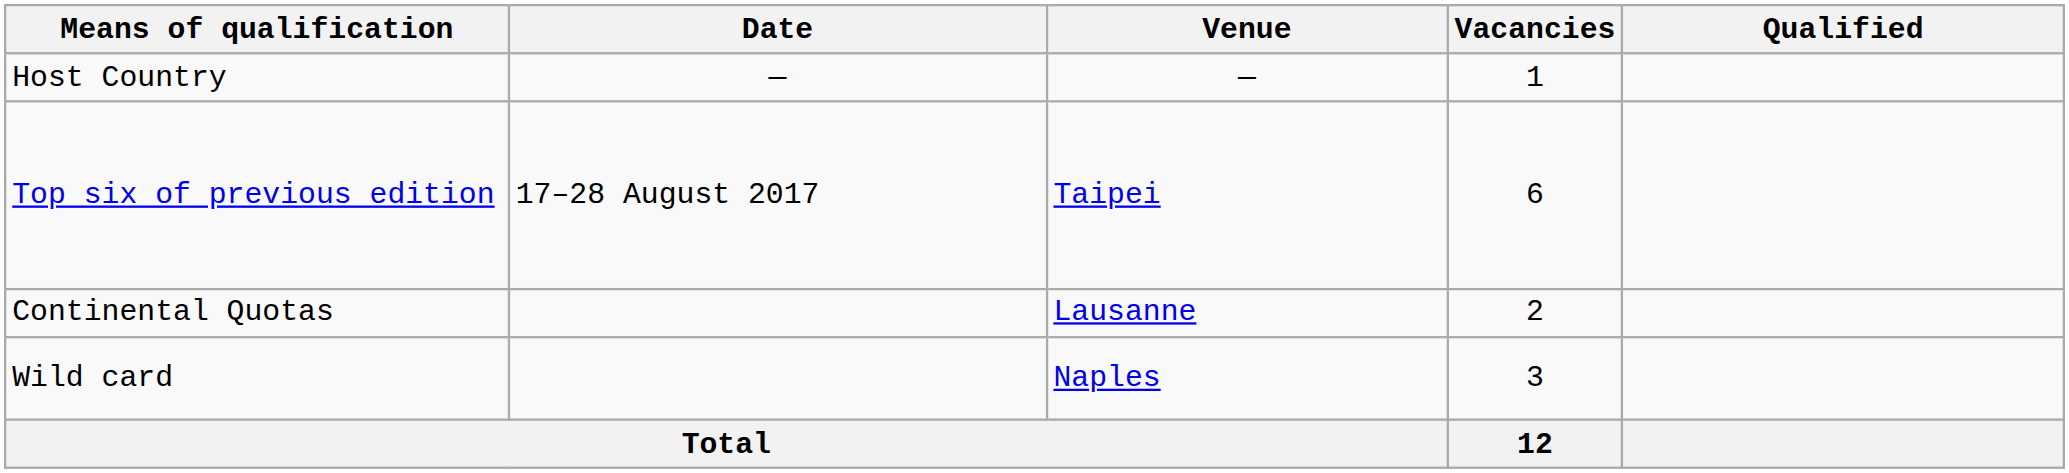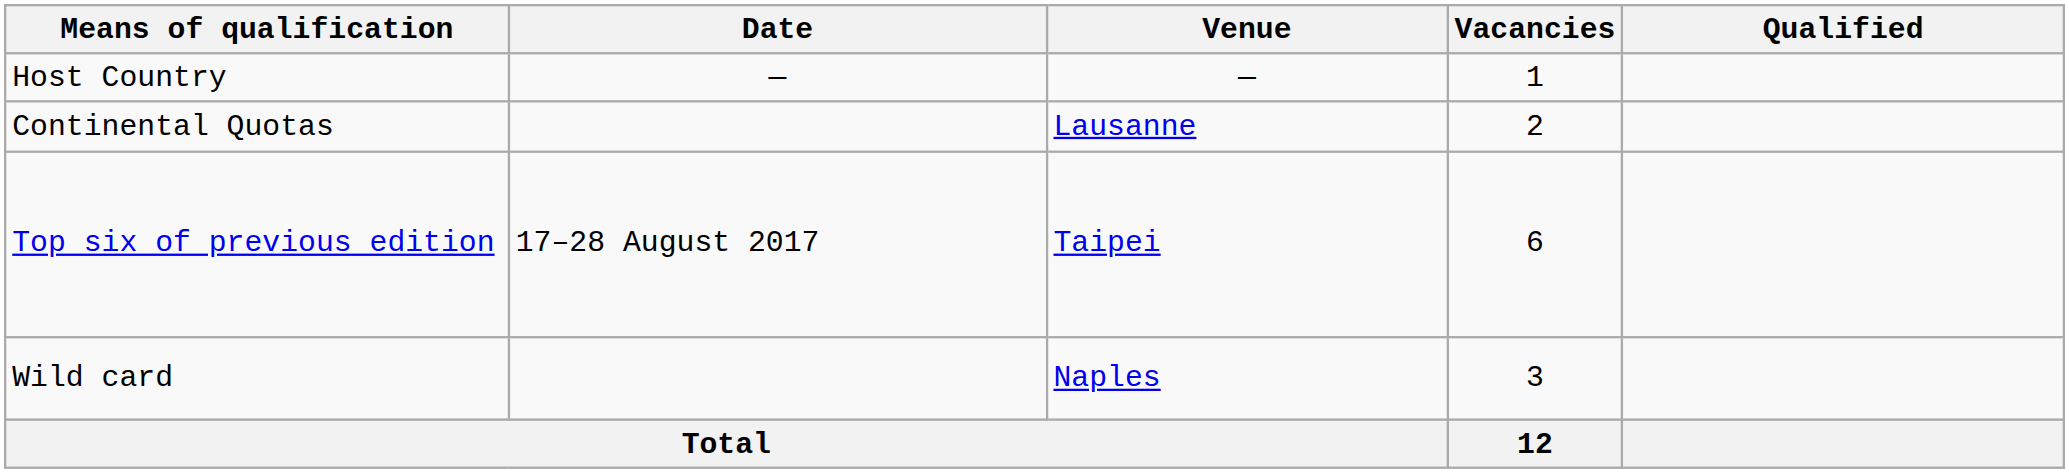rows swapped: (253, 195) <-> (173, 312)
